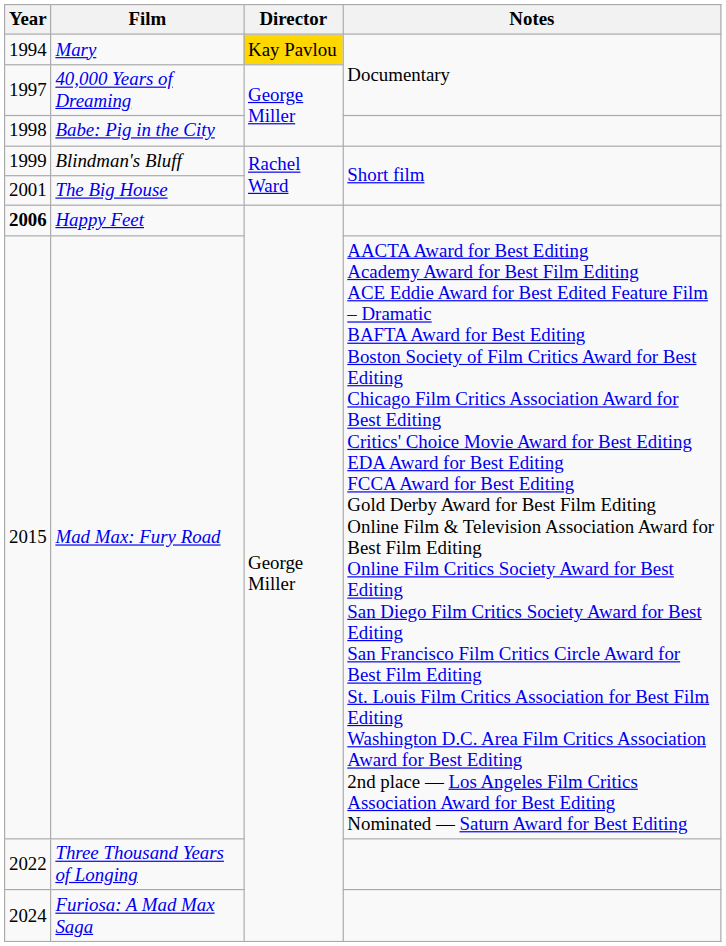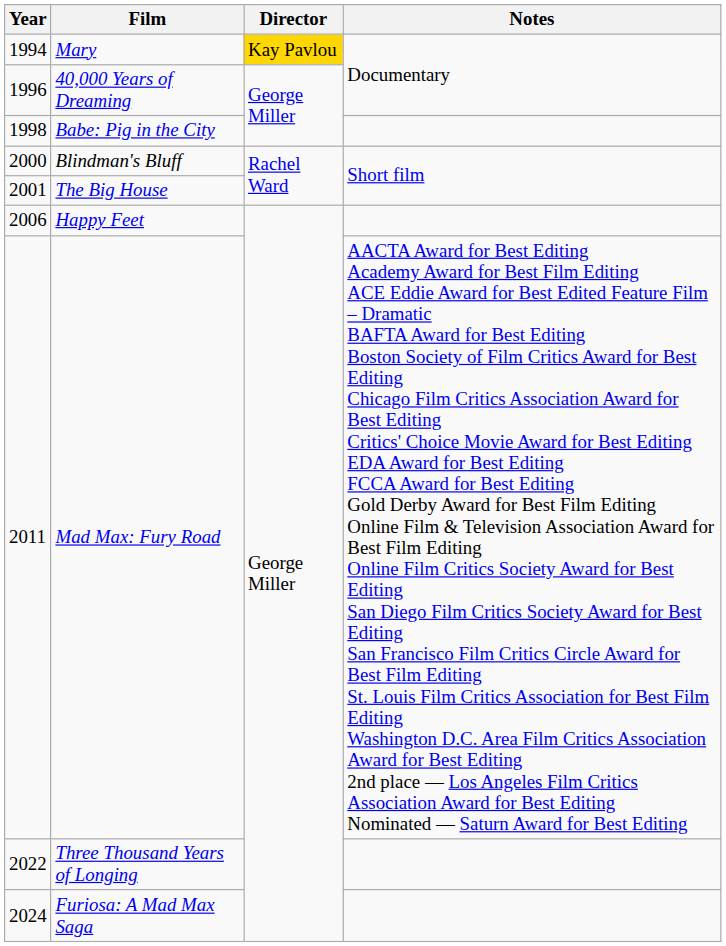(28, 89) 1997 -> (28, 89) 1996
(28, 160) 1999 -> (28, 160) 2000
(28, 220) bold -> (28, 220) normal
(28, 537) 2015 -> (27, 537) 2011
